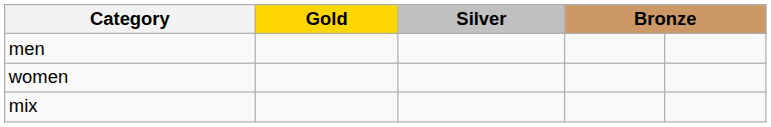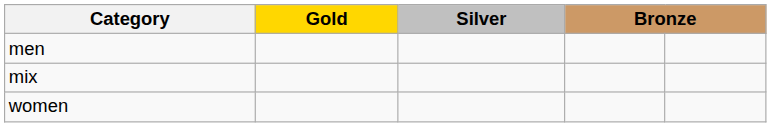rows swapped: (38, 77) <-> (23, 106)
